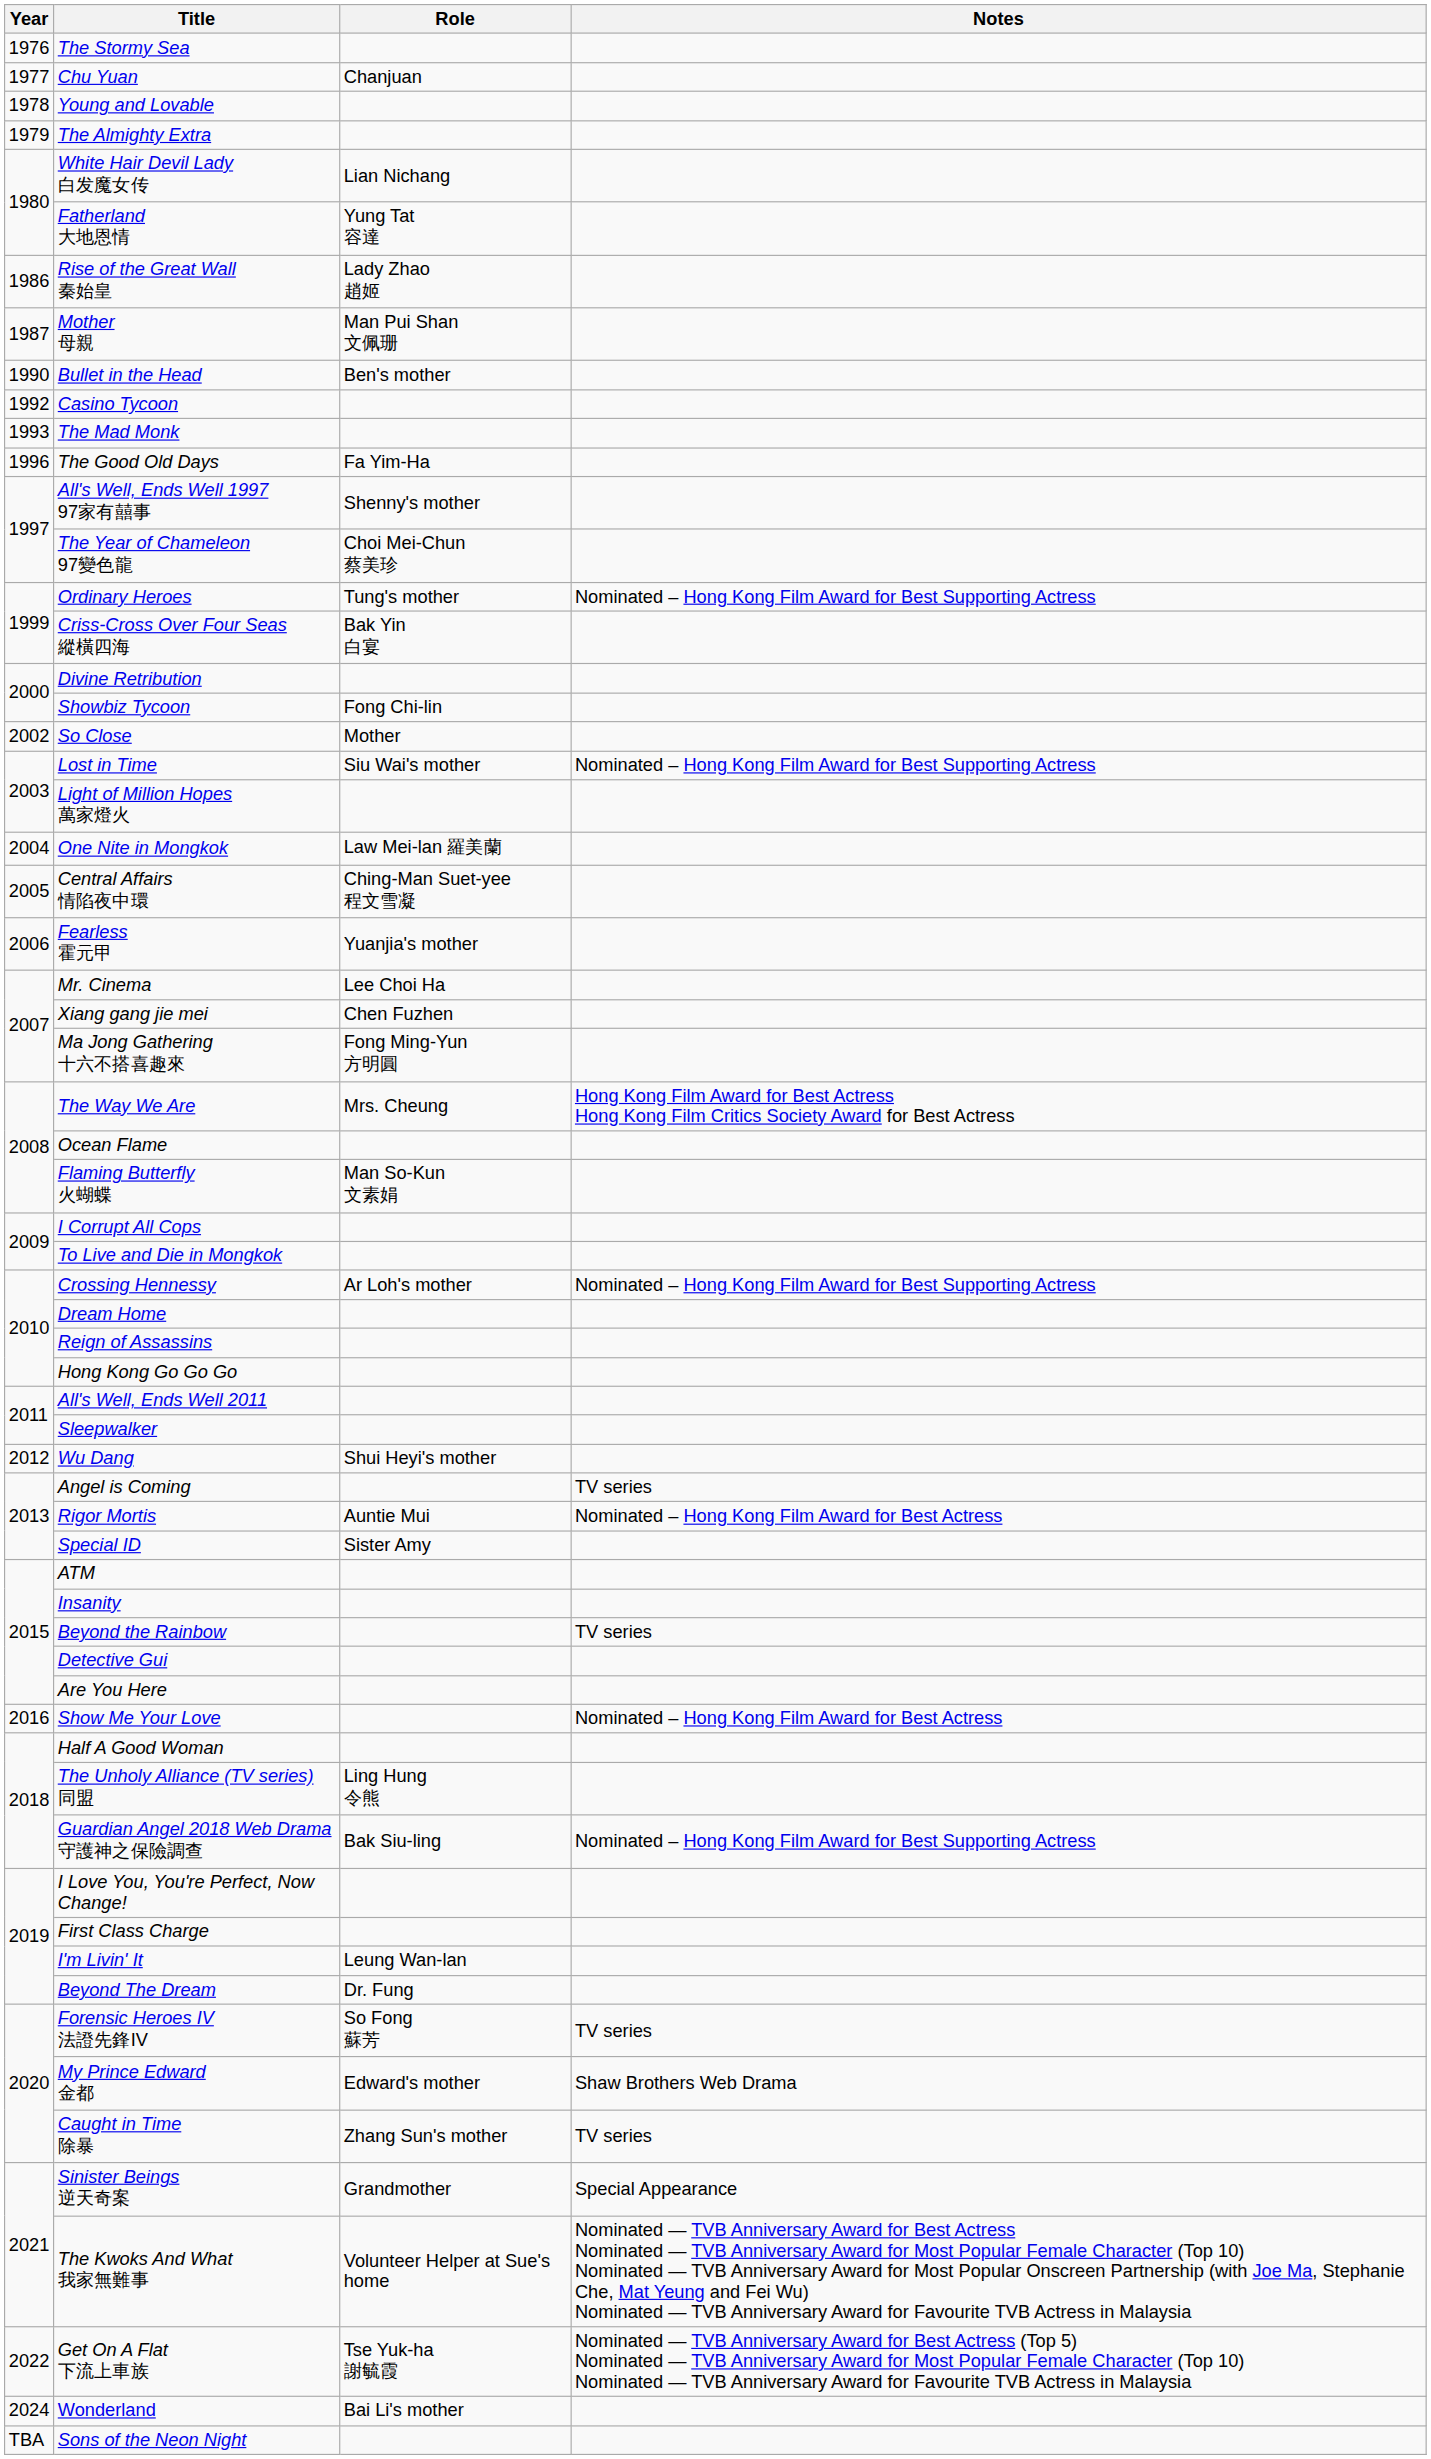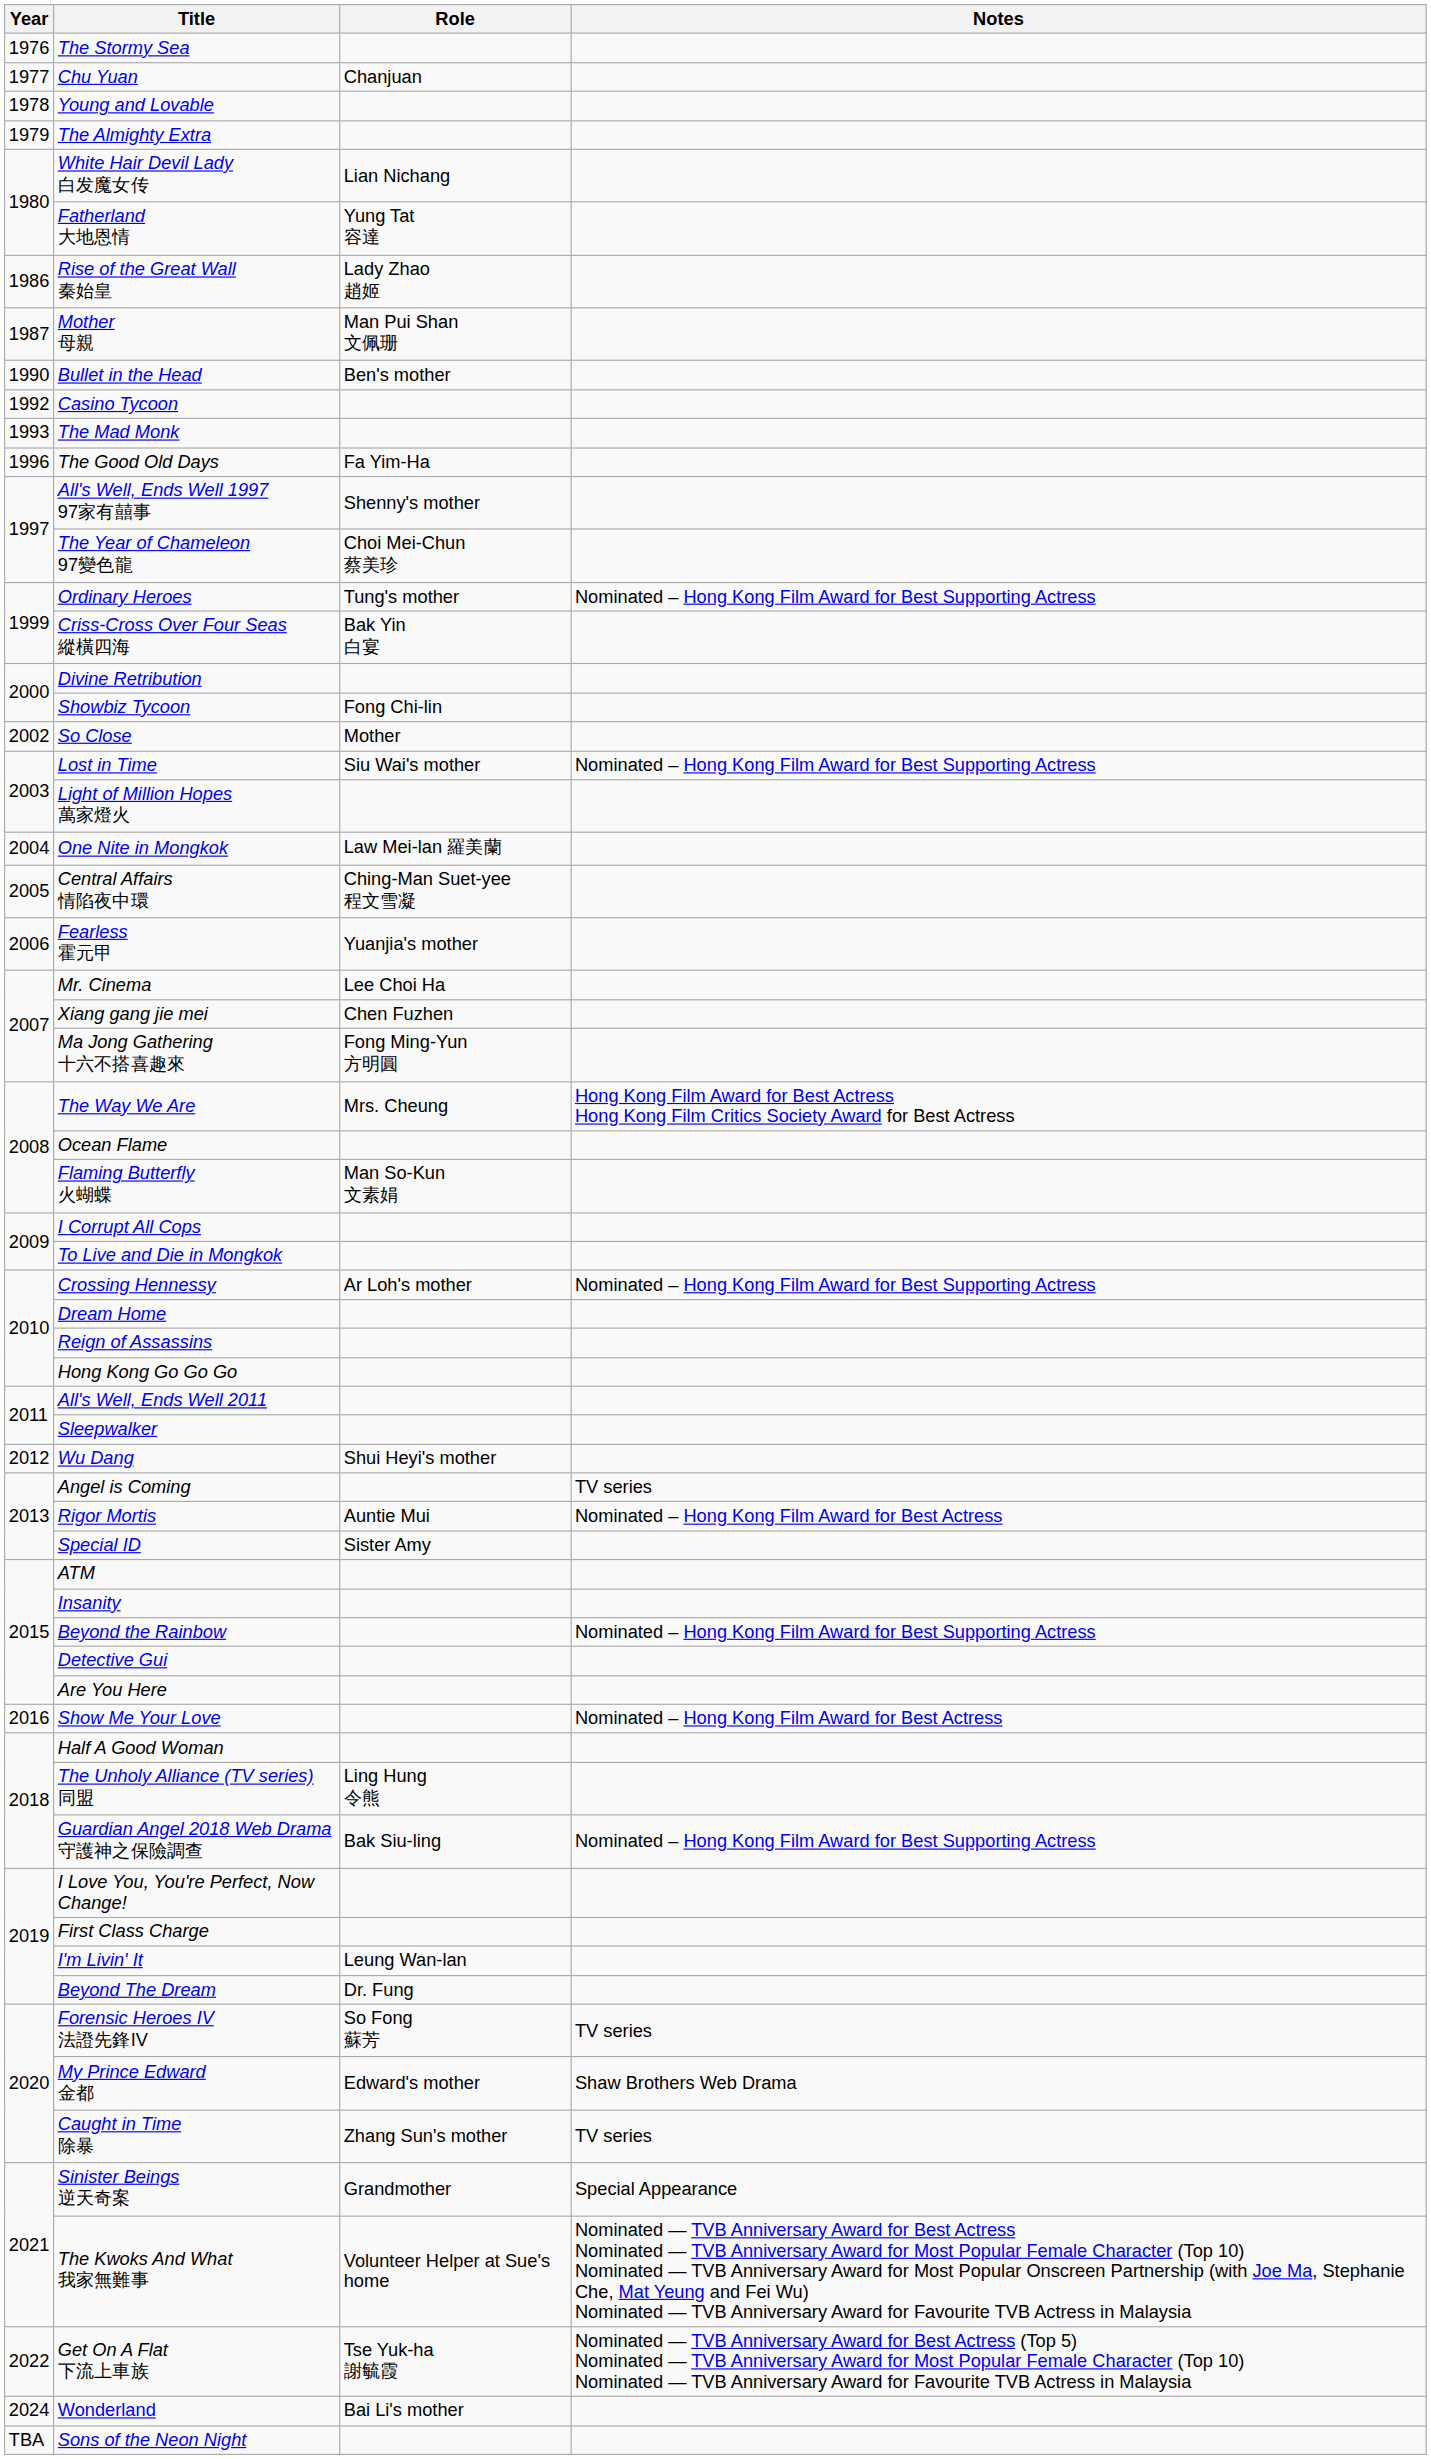(613, 1631) TV series -> (835, 1631) Nominated – Hong Kong Film Award for Best Supporting Actress
